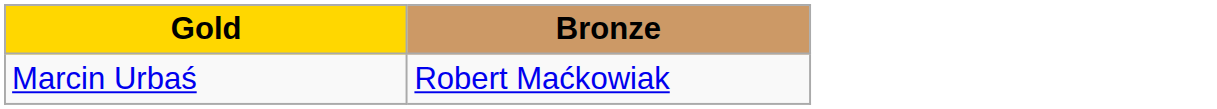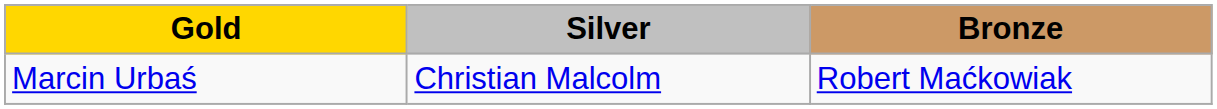+ column: (608, 29)
